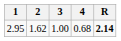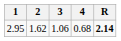(60, 28) 1.00 -> (60, 28) 1.06
